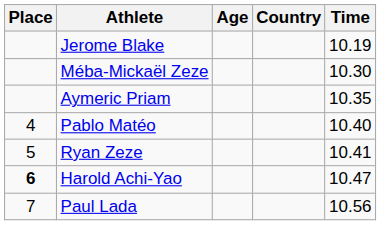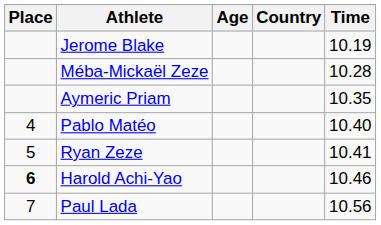(350, 71) 10.30 -> (350, 71) 10.28
(350, 179) 10.47 -> (350, 179) 10.46
